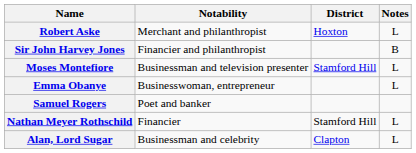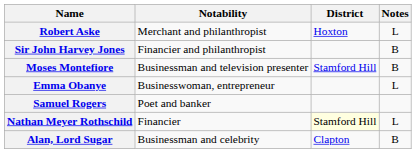(395, 67) L -> (395, 67) B
(345, 121) no background -> (345, 121) lightyellow background
(395, 139) L -> (395, 139) B
